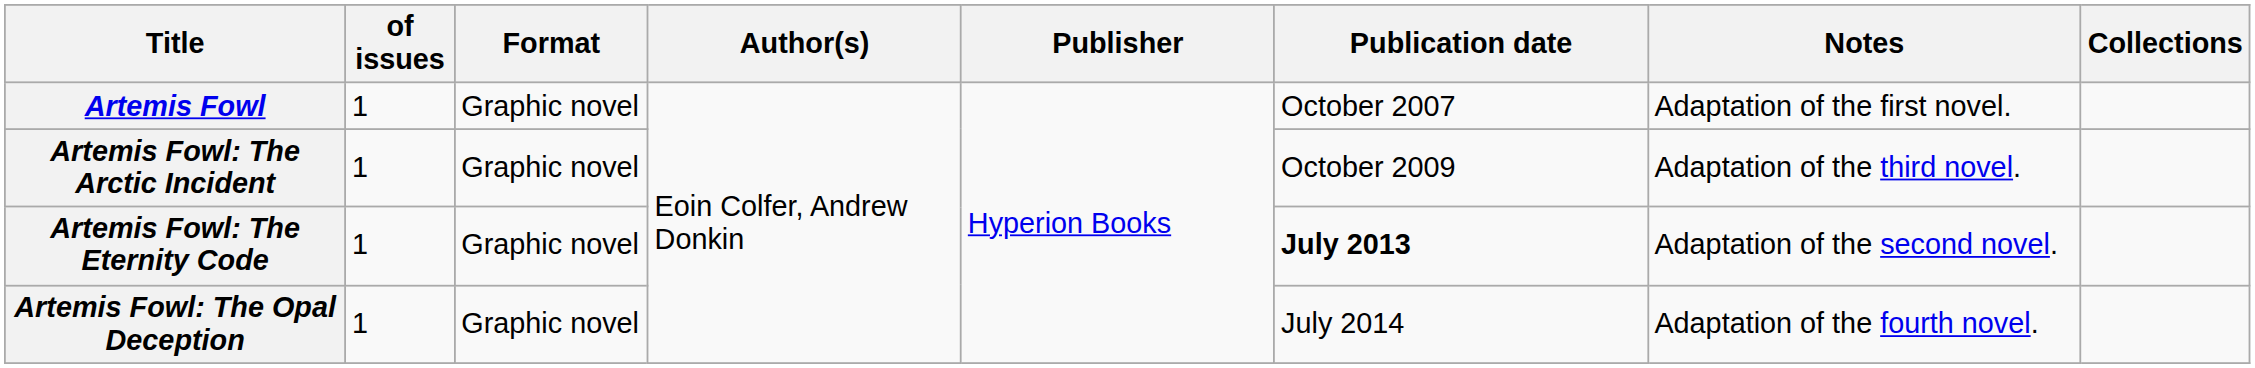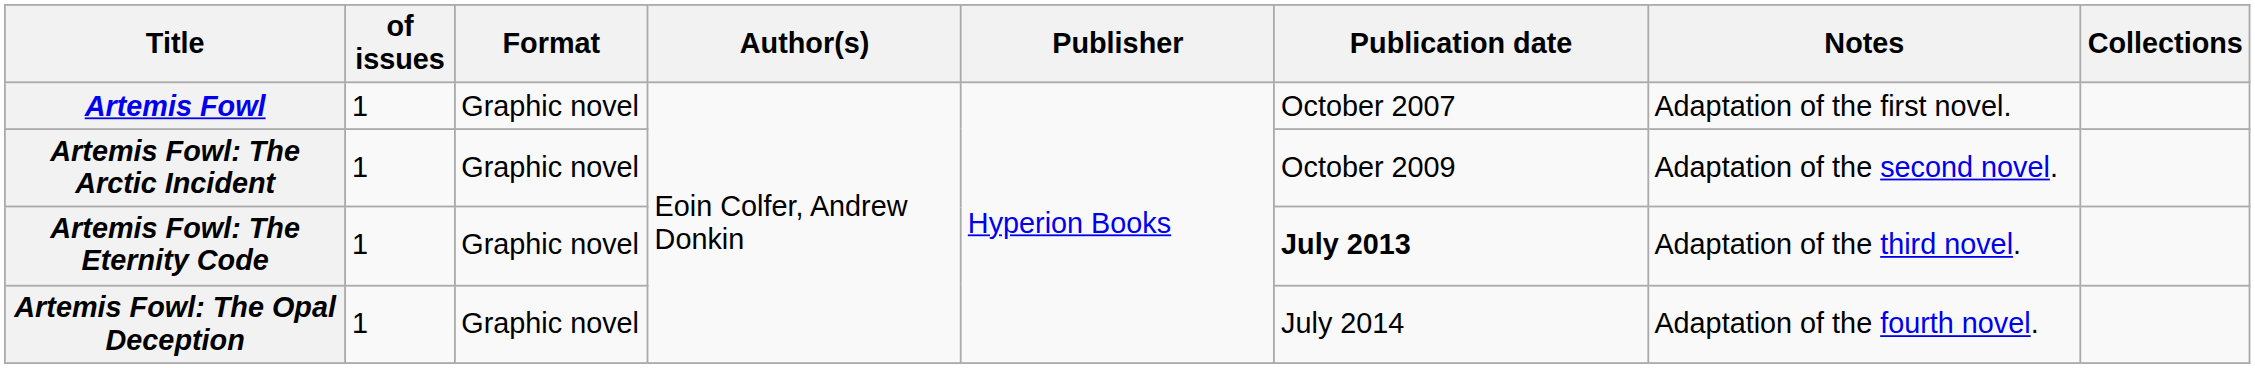(1838, 167) Adaptation of the third novel. -> (1856, 167) Adaptation of the second novel.
(1856, 245) Adaptation of the second novel. -> (1838, 245) Adaptation of the third novel.
